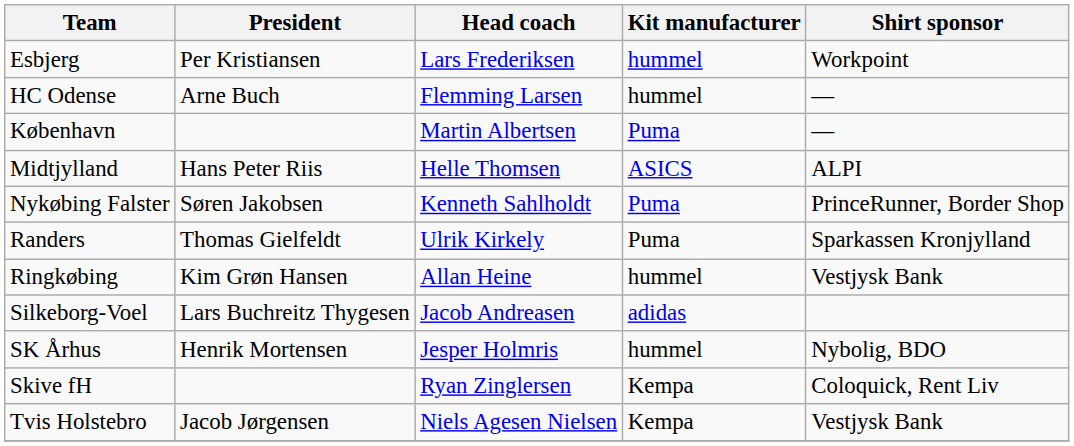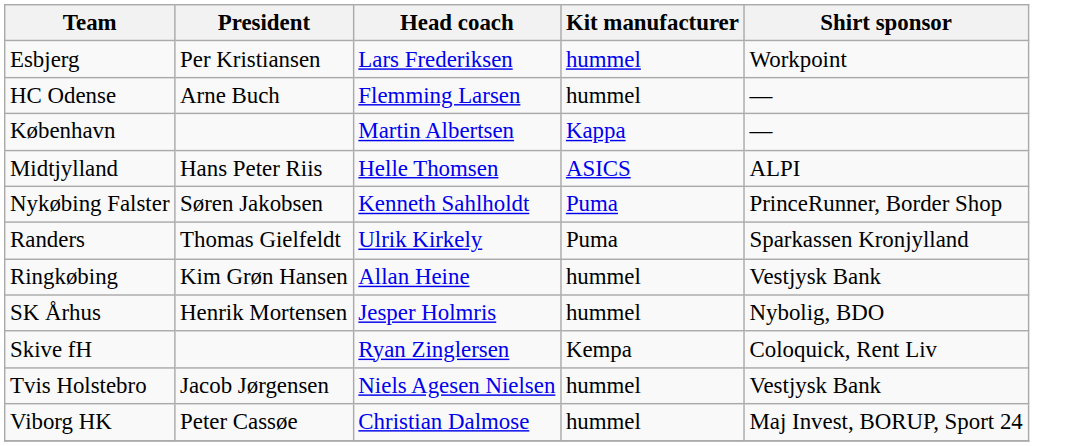(654, 131) Puma -> (596, 131) Kappa
- row: (79, 312)
(661, 421) Kempa -> (603, 385) hummel
+ row: (61, 421)
